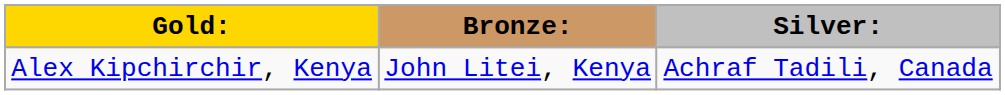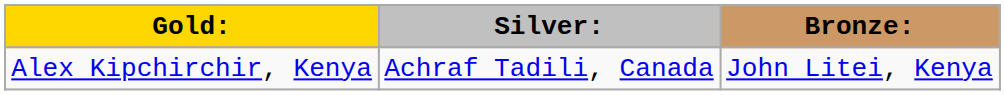columns swapped: (828, 26) <-> (518, 26)
